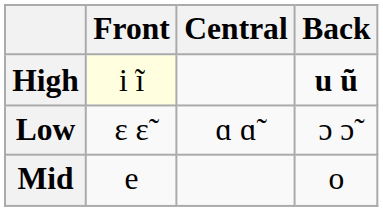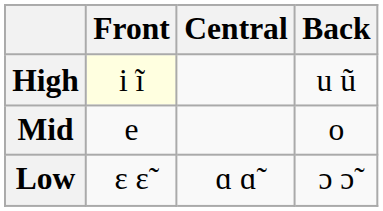(336, 79) bold -> (336, 79) normal
rows swapped: (46, 179) <-> (46, 129)
